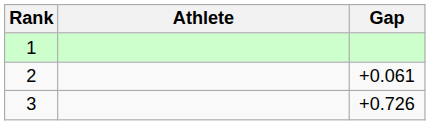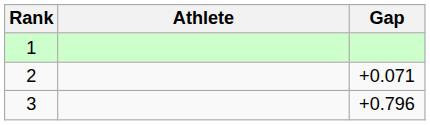(387, 76) +0.061 -> (387, 76) +0.071
(387, 104) +0.726 -> (387, 104) +0.796
